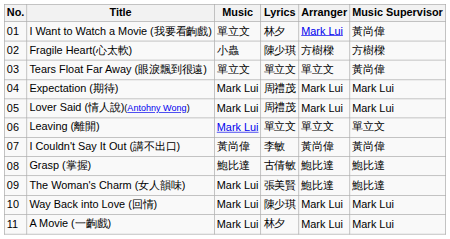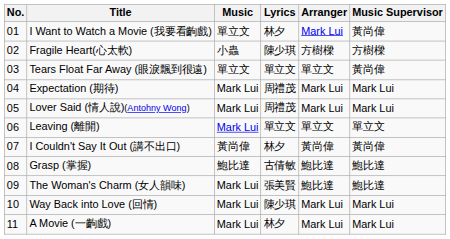(274, 146) 李敏 -> (274, 146) 林夕
